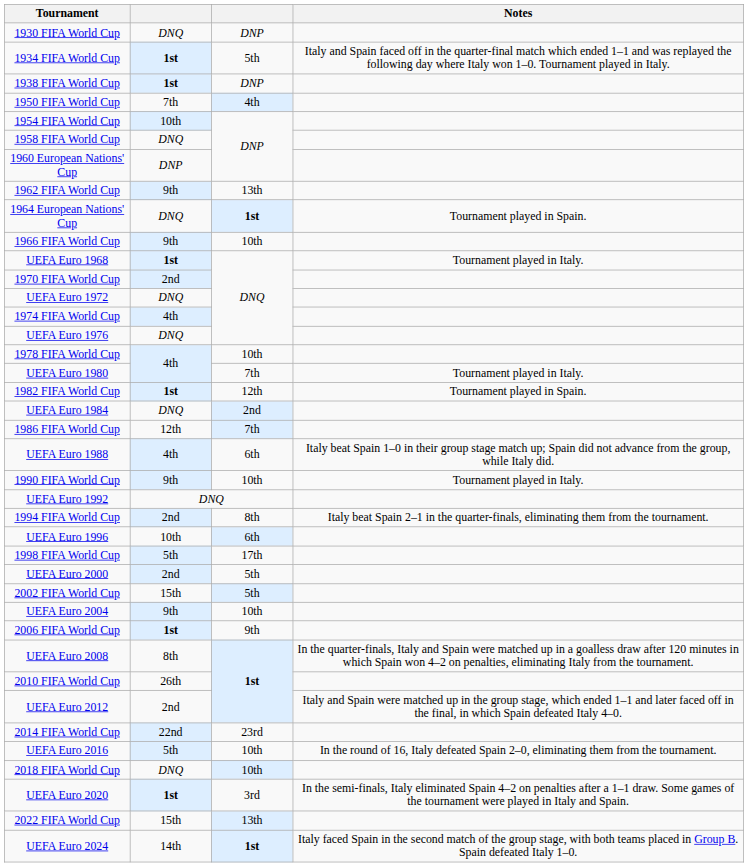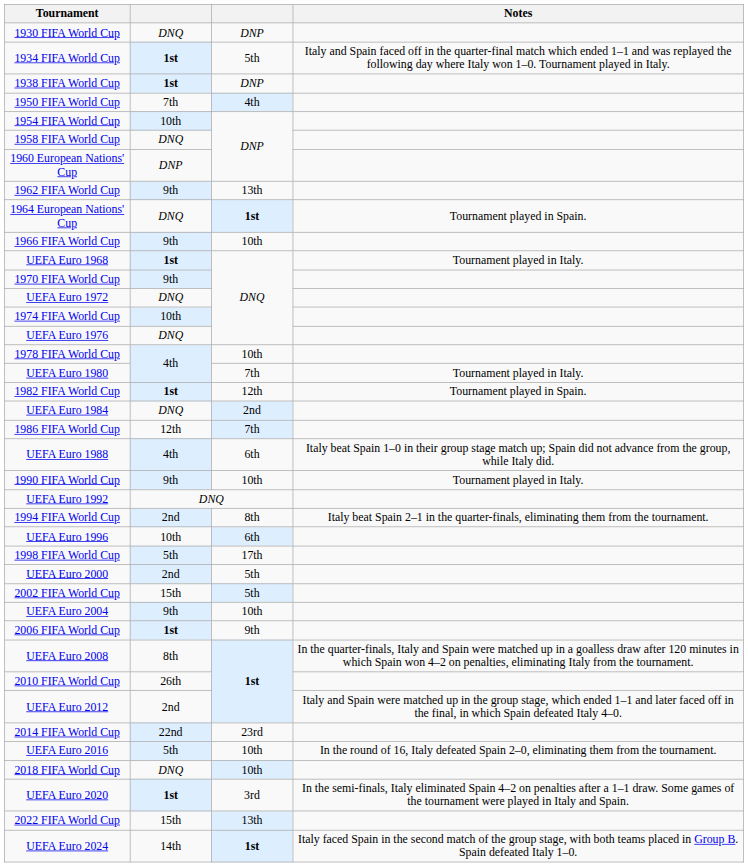(171, 279) 2nd -> (171, 279) 9th
(171, 316) 4th -> (171, 316) 10th
